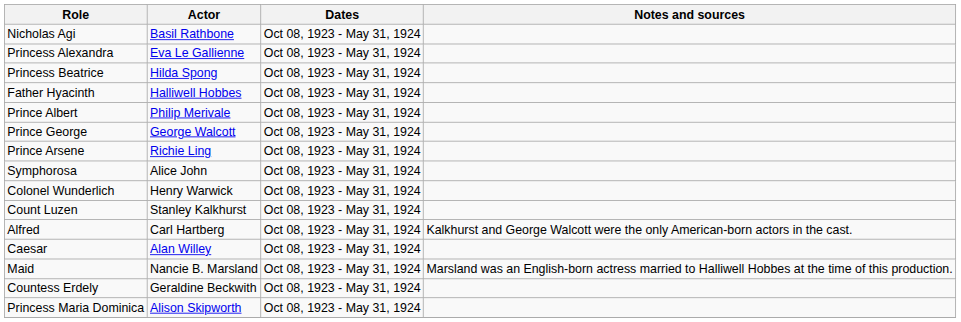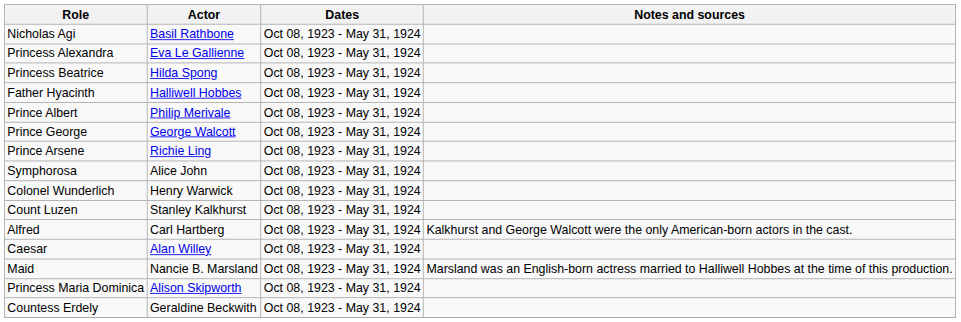rows swapped: (76, 308) <-> (53, 289)
